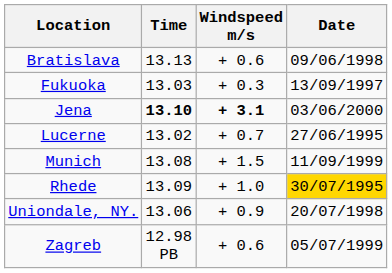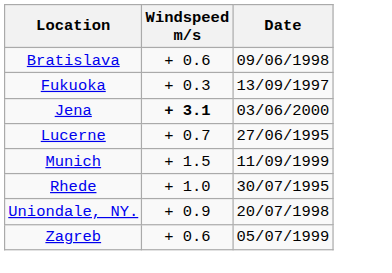- column: (169, 26)
(337, 186) gold background -> (283, 186) no background
